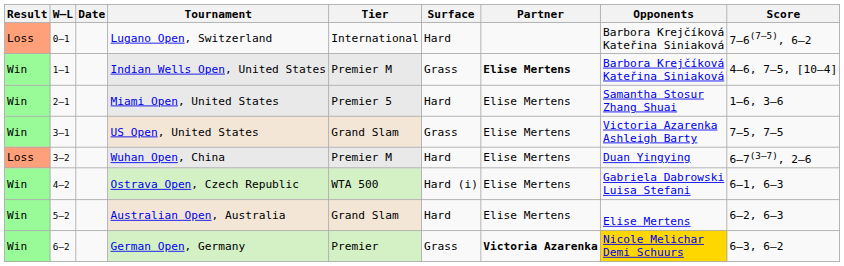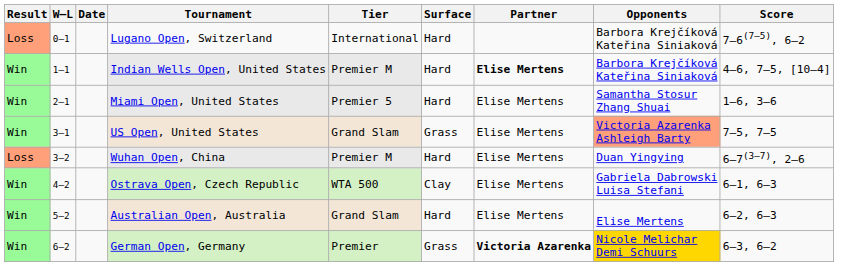(441, 69) Grass -> (438, 69) Hard
(660, 132) no background -> (654, 132) lightsalmon background
(451, 184) Hard (i) -> (438, 184) Clay
